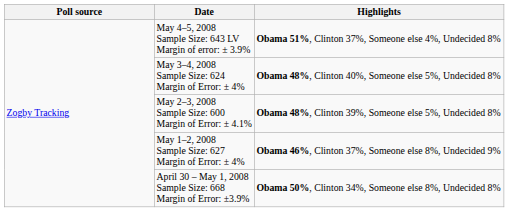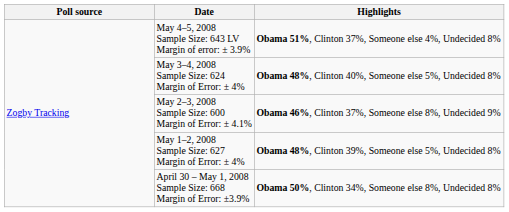(379, 113) Obama 48%, Clinton 39%, Someone else 5%, Undecided 8% -> (379, 113) Obama 46%, Clinton 37%, Someone else 8%, Undecided 9%
(379, 151) Obama 46%, Clinton 37%, Someone else 8%, Undecided 9% -> (379, 151) Obama 48%, Clinton 39%, Someone else 5%, Undecided 8%
